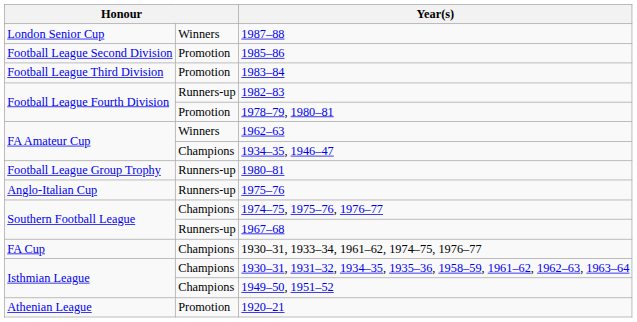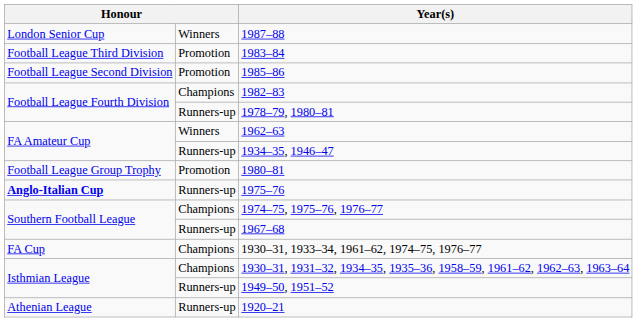rows swapped: (263, 53) <-> (263, 72)
(207, 92) Runners-up -> (206, 92) Champions
(204, 111) Promotion -> (207, 111) Runners-up
(206, 151) Champions -> (207, 151) Runners-up
(207, 170) Runners-up -> (204, 170) Promotion
(52, 190) normal -> (55, 190) bold
(206, 287) Champions -> (207, 287) Runners-up
(204, 307) Promotion -> (207, 307) Runners-up
